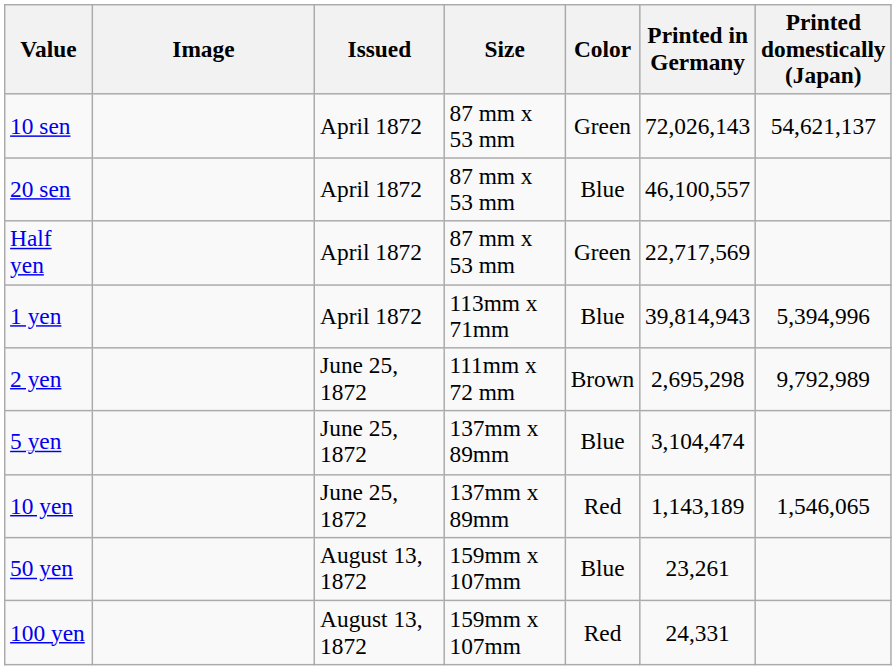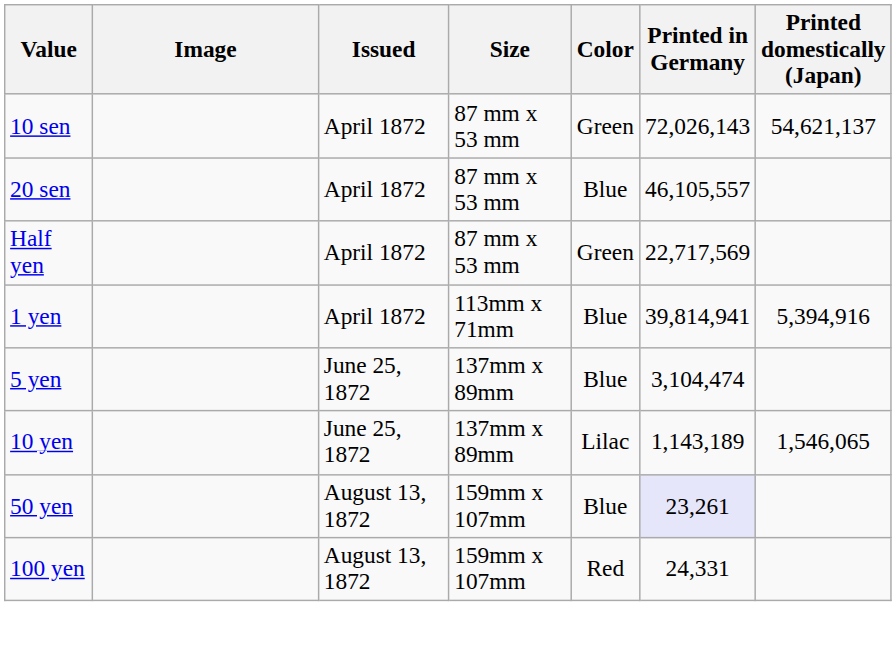(698, 189) 46,100,557 -> (698, 189) 46,105,557
(698, 315) 39,814,943 -> (698, 315) 39,814,941
(823, 315) 5,394,996 -> (823, 315) 5,394,916
- row: (36, 379)
(603, 505) Red -> (605, 442) Lilac
(698, 569) no background -> (698, 505) lavender background
